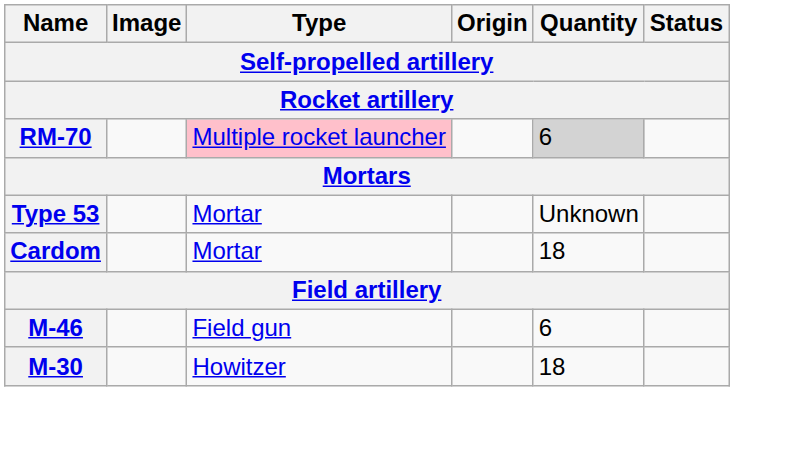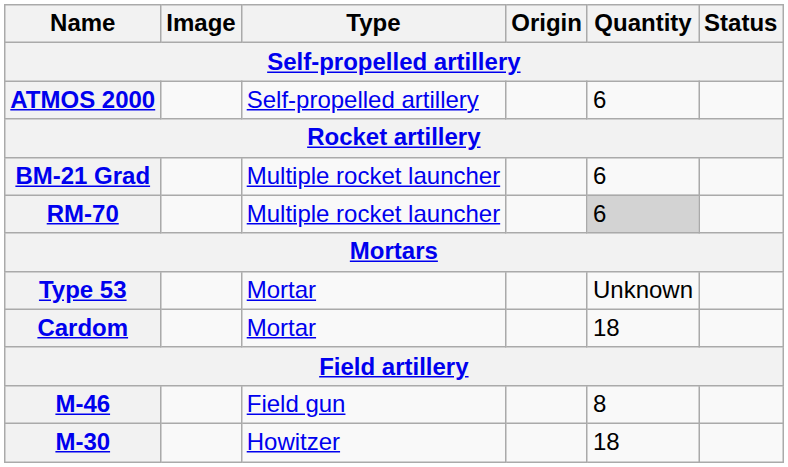+ row: (83, 99)
+ row: (83, 175)
(319, 137) pink background -> (373, 213) no background
(545, 328) 6 -> (600, 404) 8
